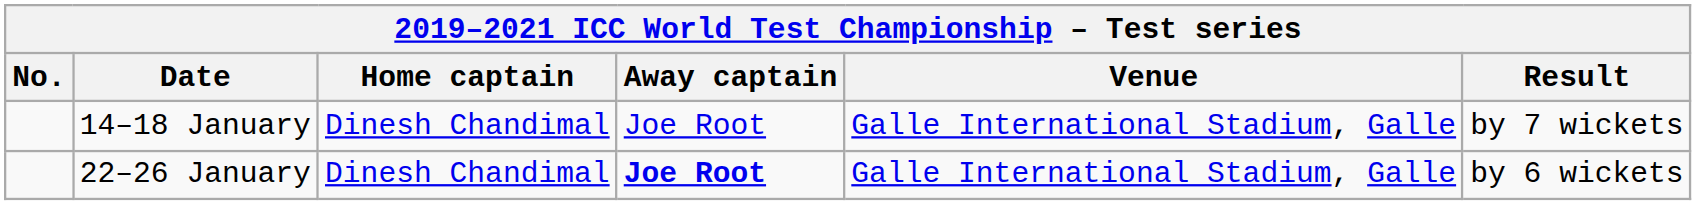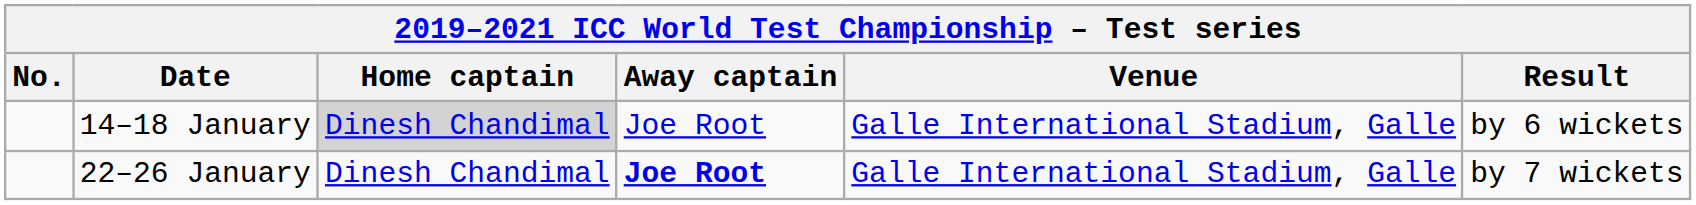(467, 126) no background -> (467, 126) lightgrey background
(1577, 126) by 7 wickets -> (1577, 126) by 6 wickets
(1577, 174) by 6 wickets -> (1577, 174) by 7 wickets
